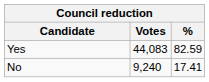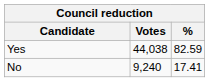(150, 49) 44,083 -> (150, 49) 44,038
